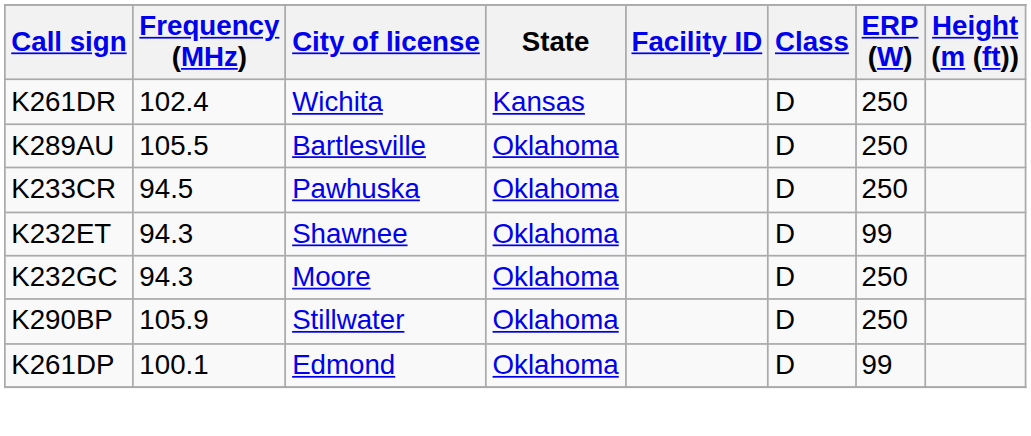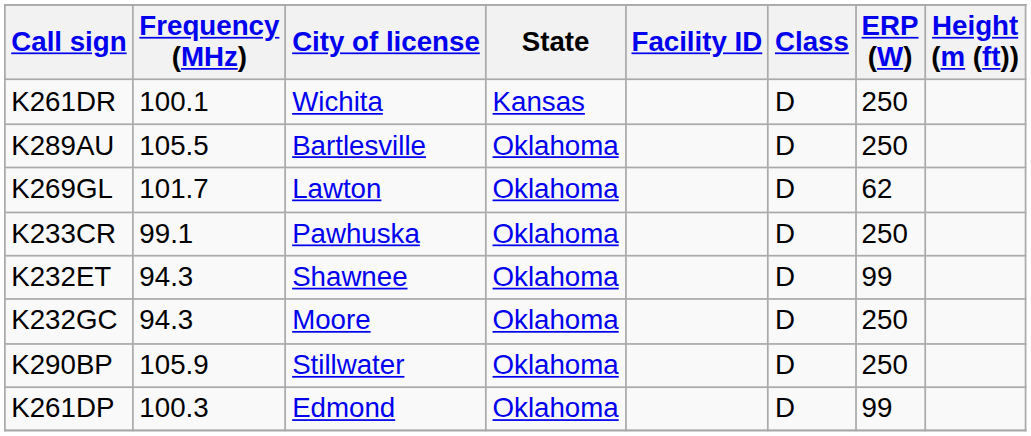(174, 101) 102.4 -> (174, 101) 100.1
+ row: (62, 189)
(166, 189) 94.5 -> (166, 233) 99.1
(174, 364) 100.1 -> (174, 408) 100.3
